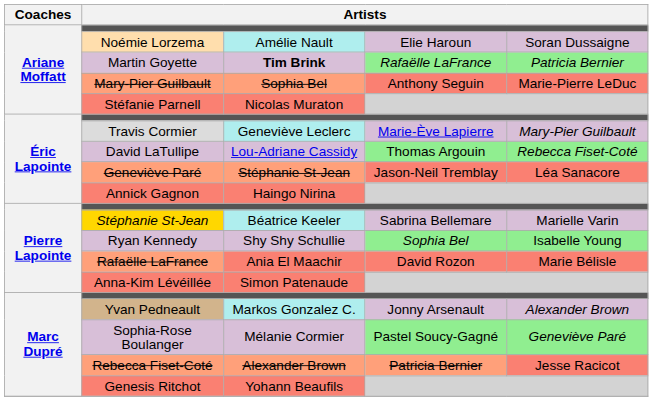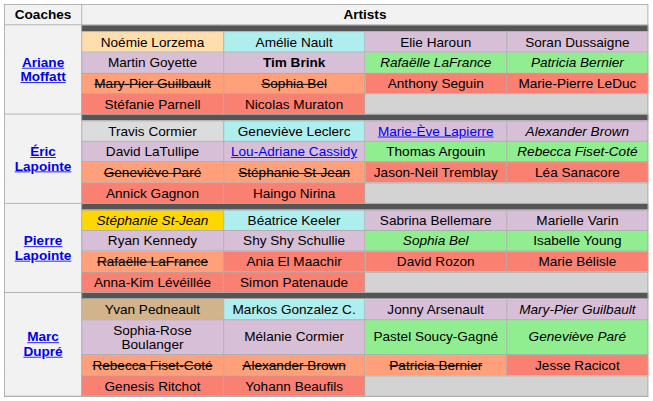(577, 131) Mary-Pier Guilbault -> (577, 131) Alexander Brown
(577, 309) Alexander Brown -> (577, 309) Mary-Pier Guilbault
